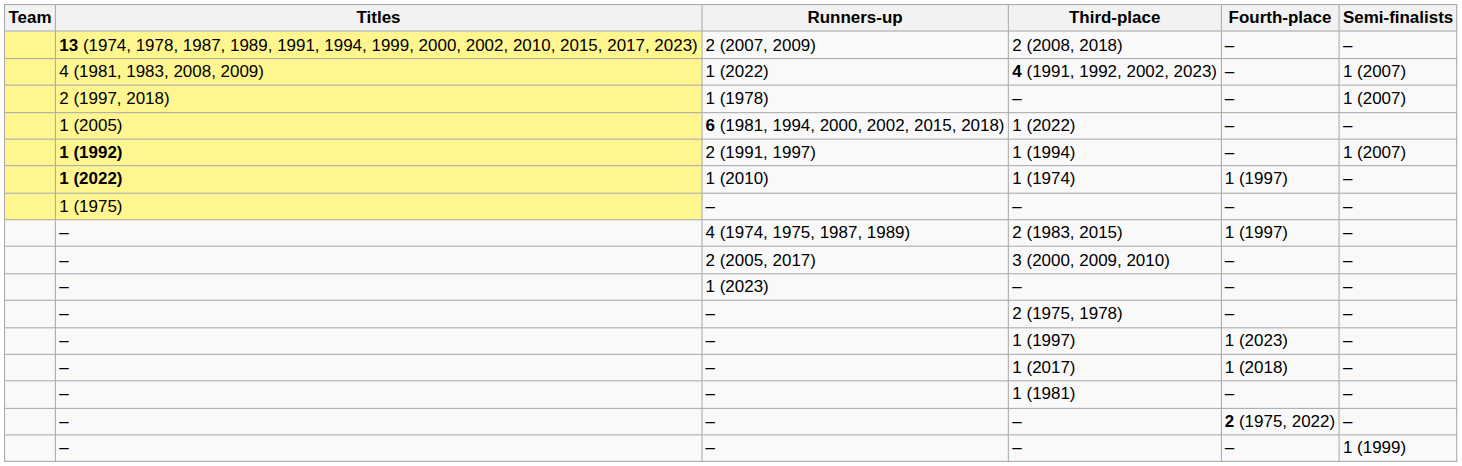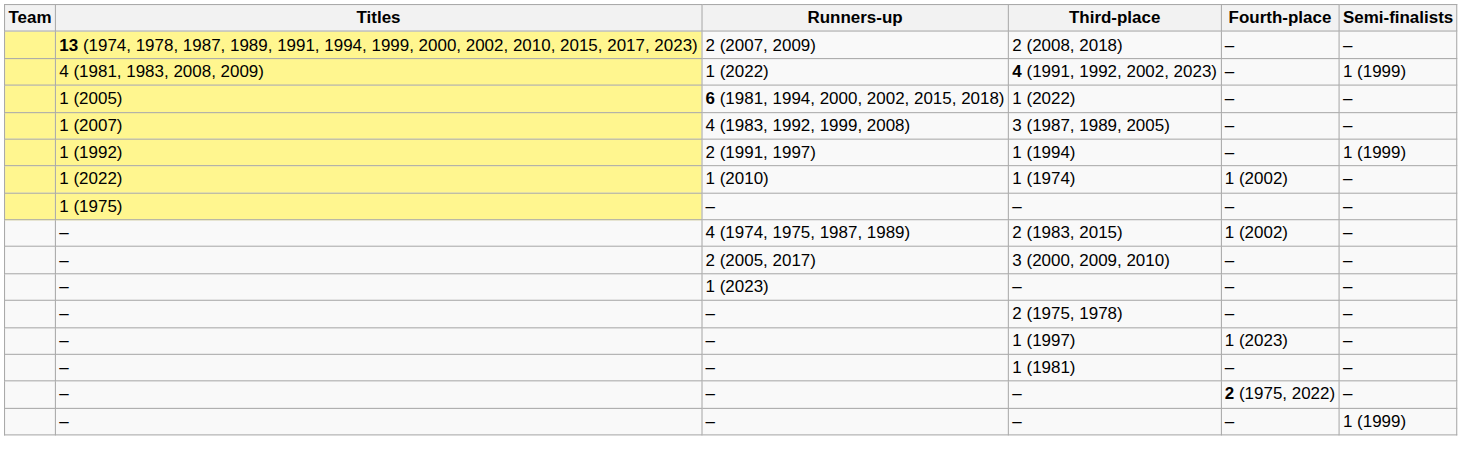(1375, 71) 1 (2007) -> (1375, 71) 1 (1999)
- row: (737, 98)
+ row: (808, 125)
(91, 152) bold -> (91, 152) normal
(1375, 152) 1 (2007) -> (1375, 152) 1 (1999)
(91, 179) bold -> (91, 179) normal
(1256, 179) 1 (1997) -> (1256, 179) 1 (2002)
(1256, 233) 1 (1997) -> (1256, 233) 1 (2002)
- row: (710, 367)
